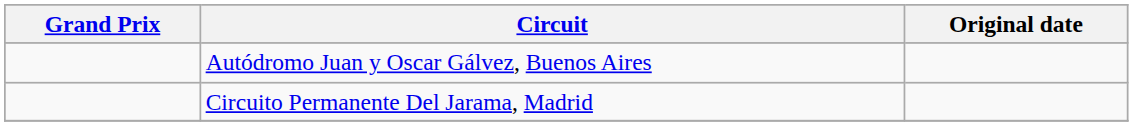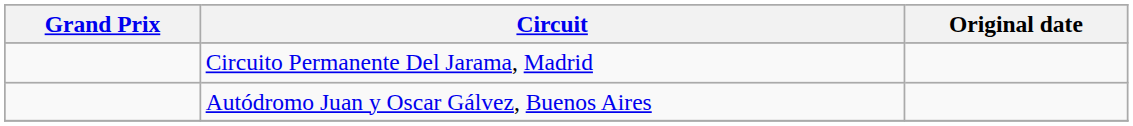rows swapped: (429, 62) <-> (399, 101)
